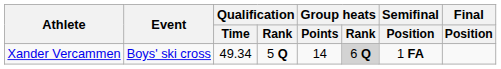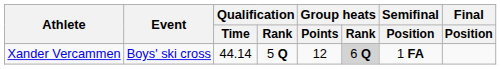(236, 54) 49.34 -> (236, 54) 44.14
(320, 54) 14 -> (320, 54) 12
